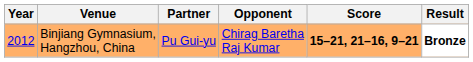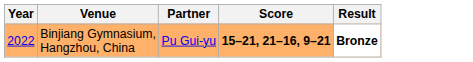- column: (263, 14)
(21, 41) 2012 -> (21, 41) 2022
